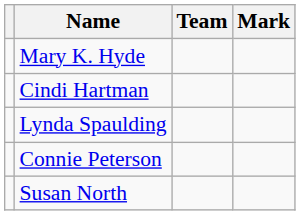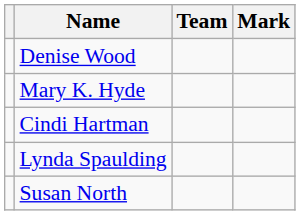+ row: (78, 55)
- row: (91, 158)
